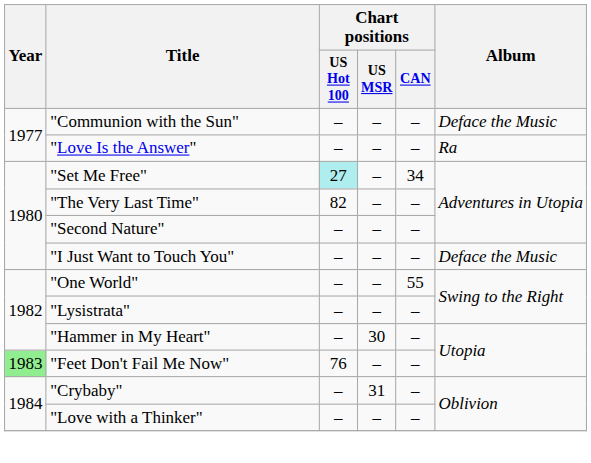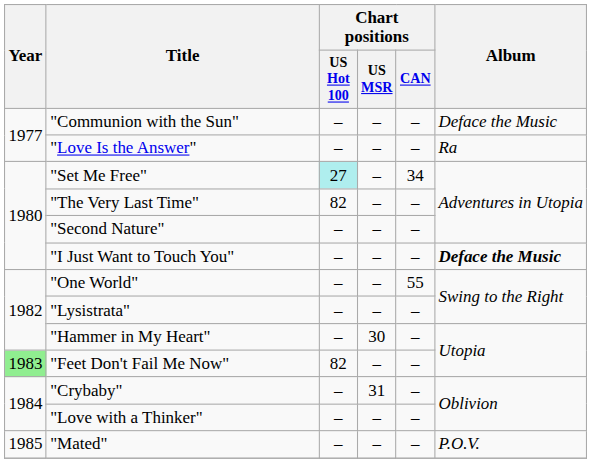(498, 255) normal -> (500, 255) bold
(338, 363) 76 -> (338, 363) 82
+ row: (79, 444)
